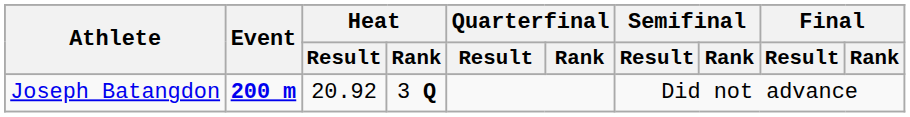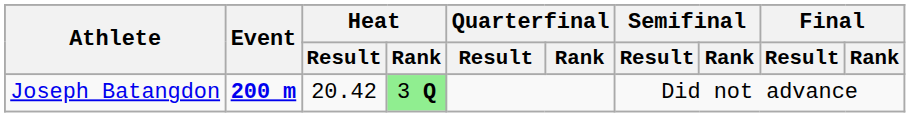(344, 92) 20.92 -> (344, 92) 20.42
(417, 92) no background -> (417, 92) lightgreen background
